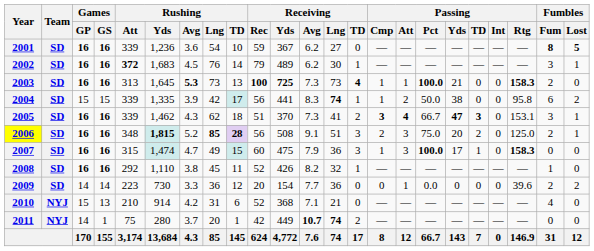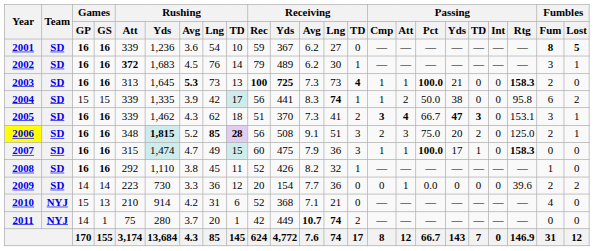(406, 151) 3 -> (406, 151) 1
